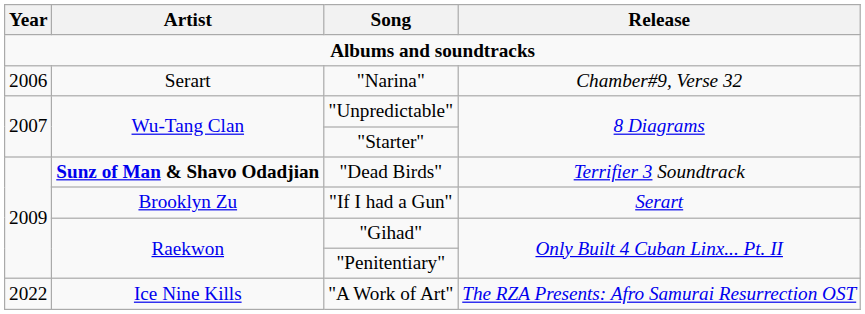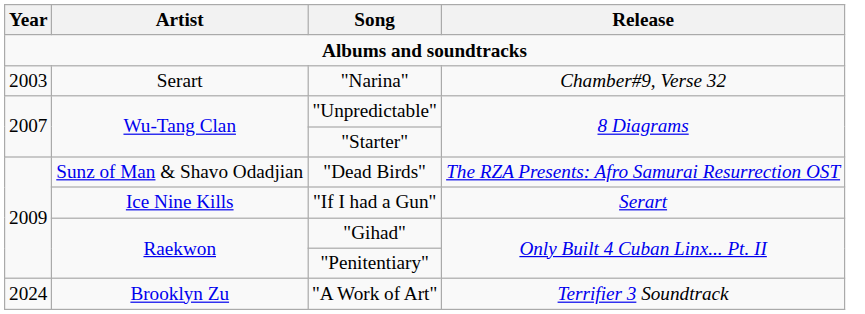(28, 80) 2006 -> (28, 80) 2003
(188, 171) bold -> (180, 171) normal
(659, 171) Terrifier 3 Soundtrack -> (643, 171) The RZA Presents: Afro Samurai Resurrection OST
(188, 202) Brooklyn Zu -> (180, 202) Ice Nine Kills
(28, 293) 2022 -> (28, 293) 2024
(188, 293) Ice Nine Kills -> (180, 293) Brooklyn Zu
(659, 293) The RZA Presents: Afro Samurai Resurrection OST -> (643, 293) Terrifier 3 Soundtrack
